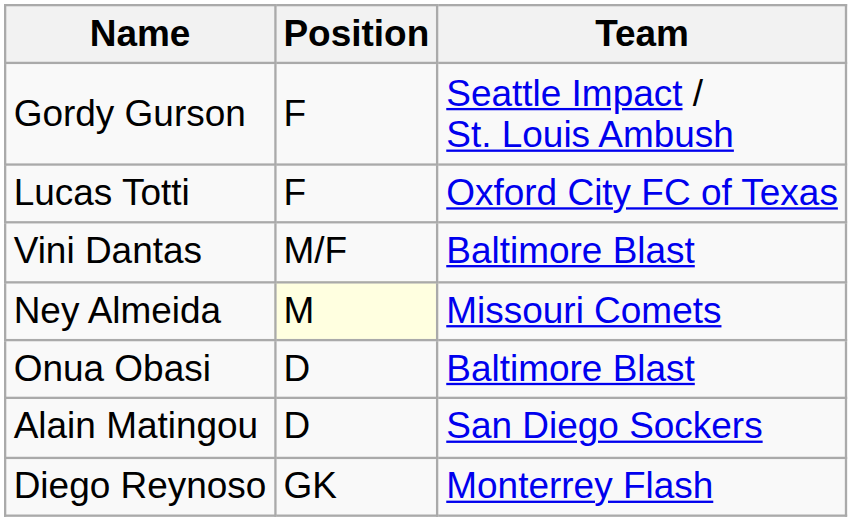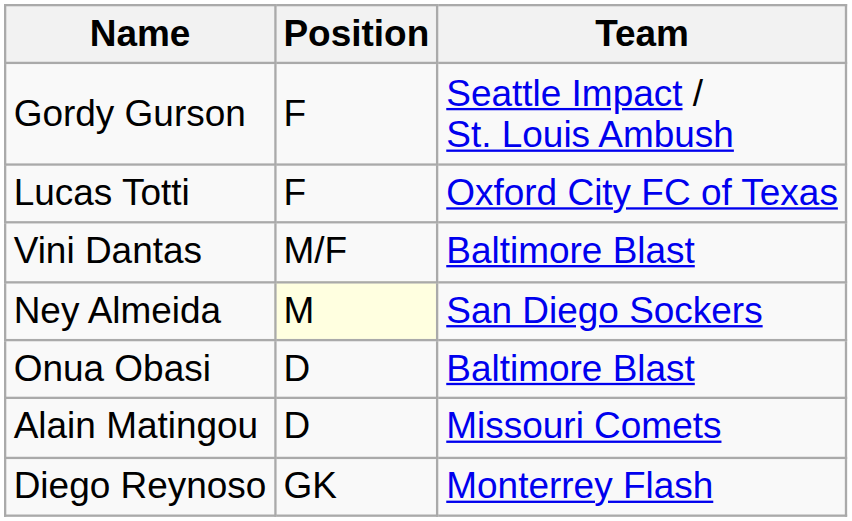(584, 309) Missouri Comets -> (604, 309) San Diego Sockers
(604, 427) San Diego Sockers -> (584, 427) Missouri Comets
